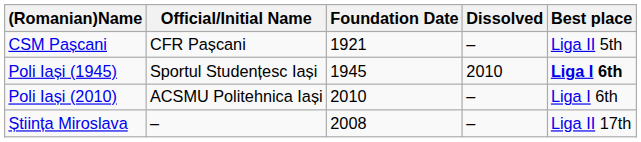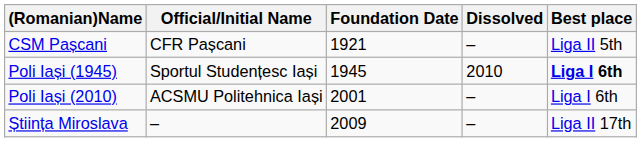(348, 97) 2010 -> (348, 97) 2001
(348, 123) 2008 -> (348, 123) 2009
